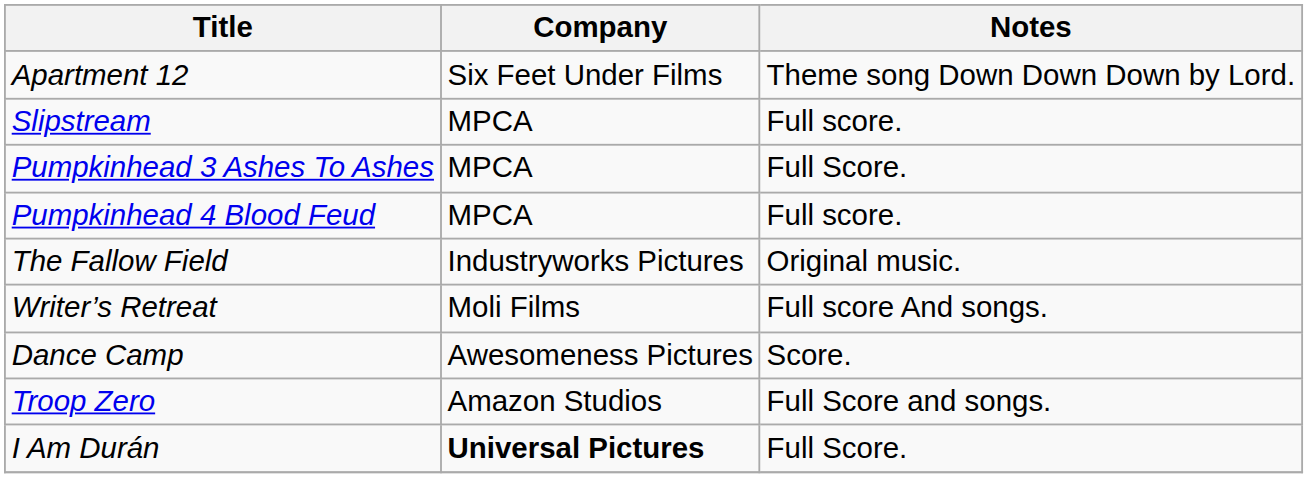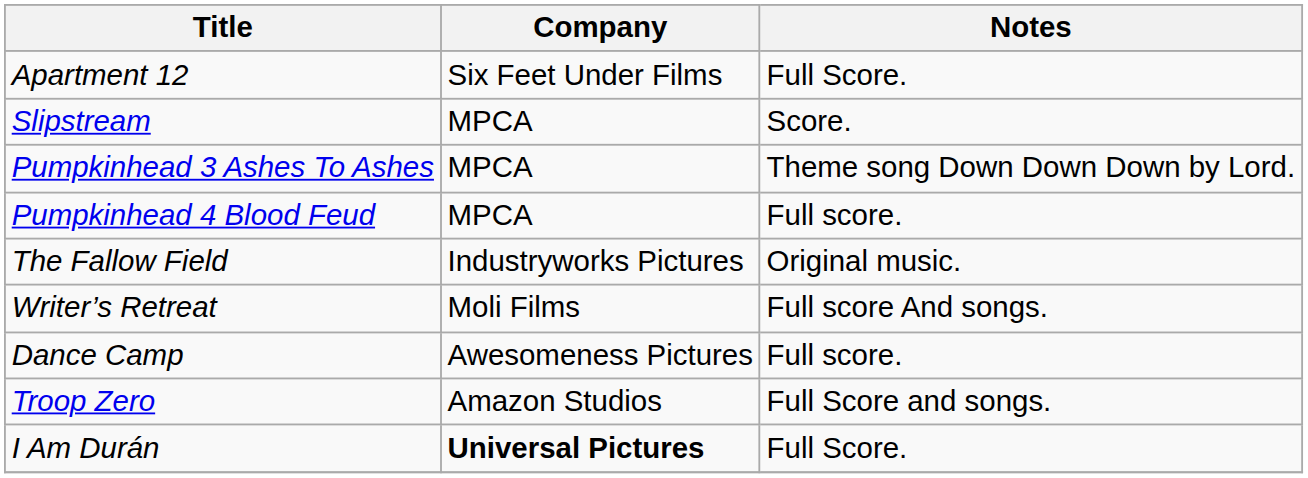(1031, 74) Theme song Down Down Down by Lord. -> (837, 74) Full Score.
(834, 121) Full score. -> (809, 121) Score.
(837, 167) Full Score. -> (1031, 167) Theme song Down Down Down by Lord.
(809, 354) Score. -> (834, 354) Full score.
